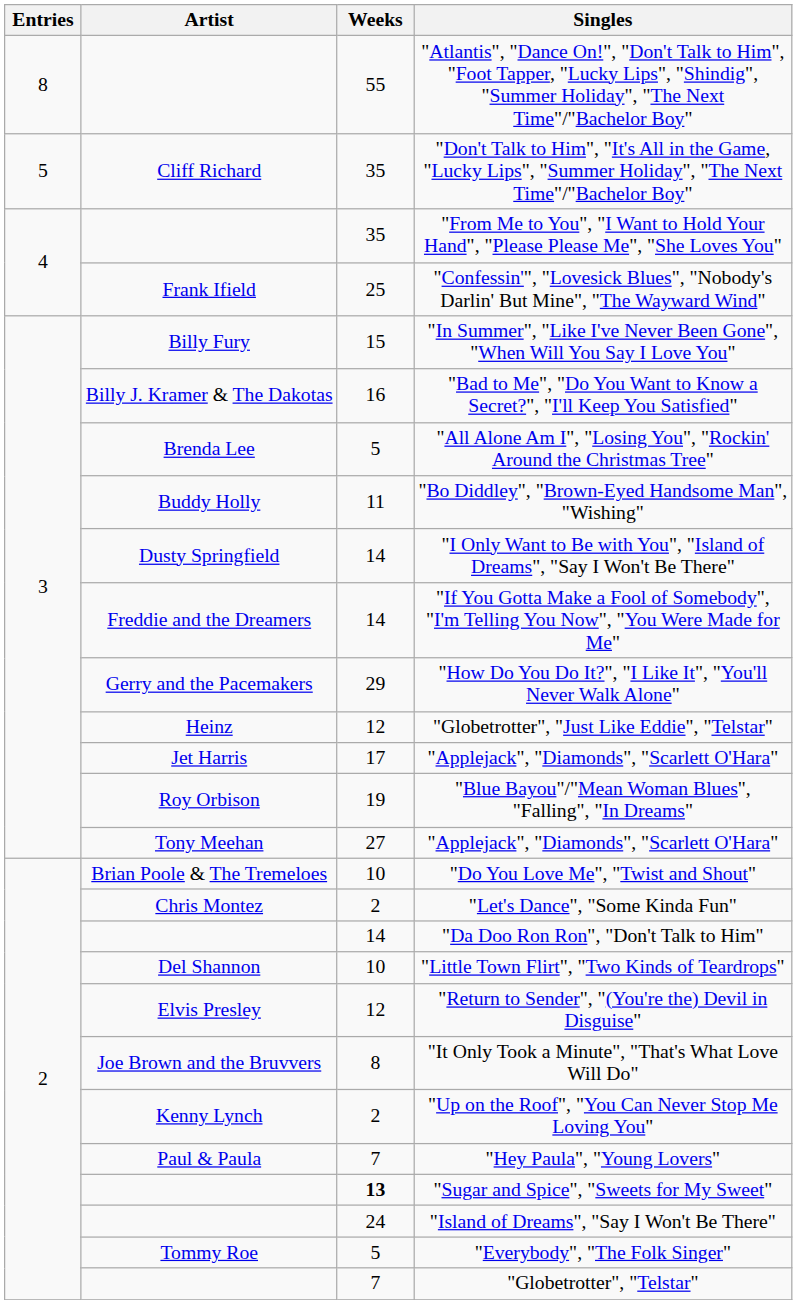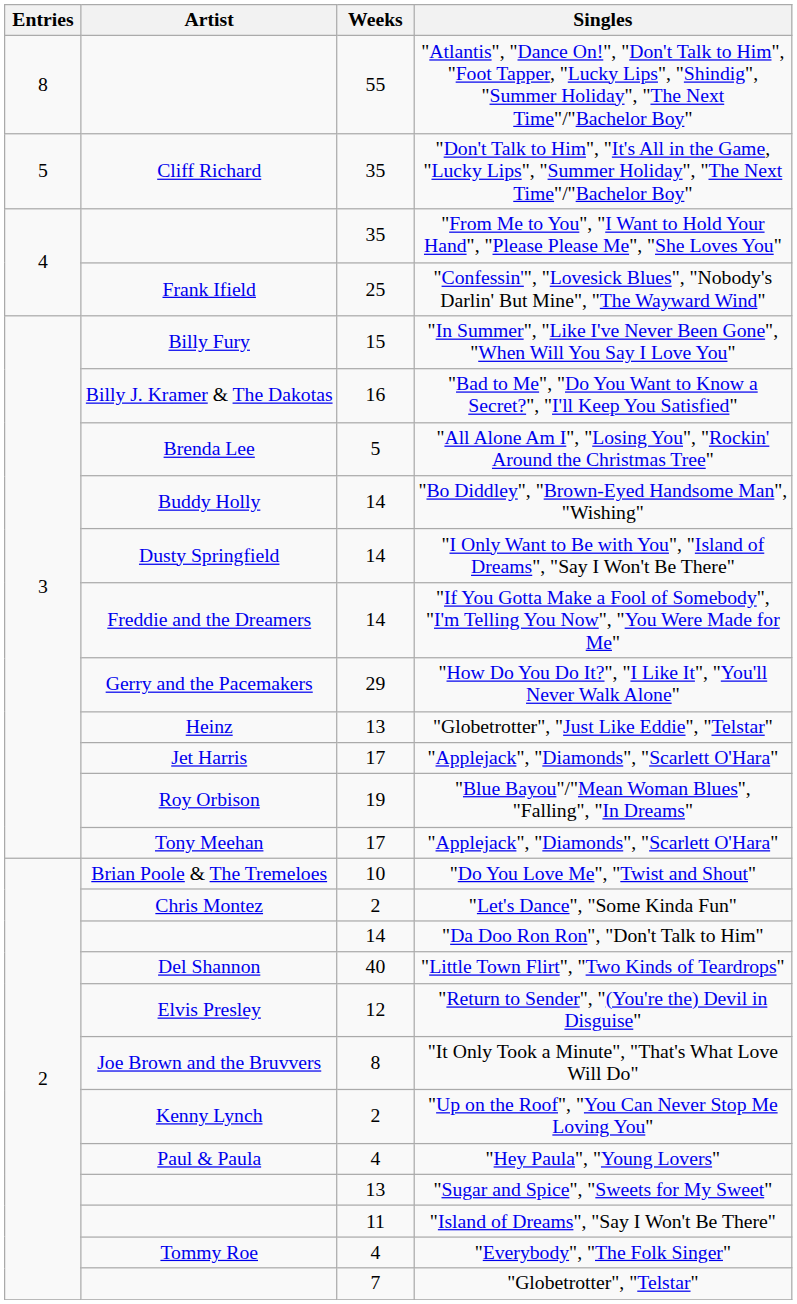(375, 502) 11 -> (375, 502) 14
(375, 726) 12 -> (375, 726) 13
(375, 842) 27 -> (375, 842) 17
(375, 967) 10 -> (375, 967) 40
(375, 1158) 7 -> (375, 1158) 4
(375, 1189) bold -> (375, 1189) normal
(375, 1221) 24 -> (375, 1221) 11
(375, 1252) 5 -> (375, 1252) 4
